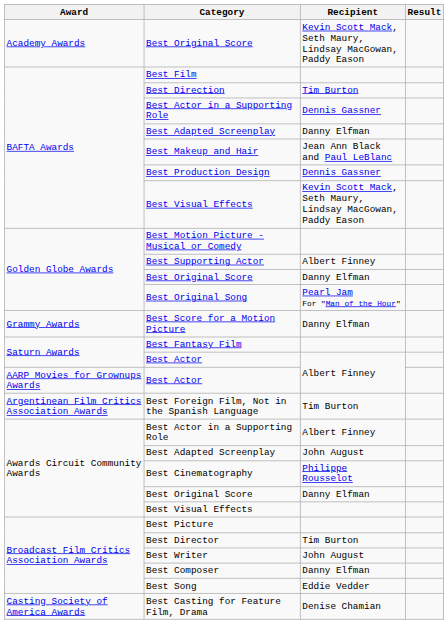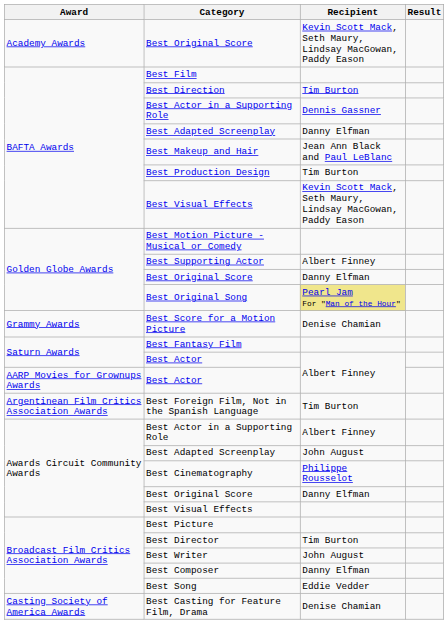(342, 173) Dennis Gassner -> (330, 173) Tim Burton
(351, 297) no background -> (351, 297) khaki background
(336, 324) Danny Elfman -> (342, 324) Denise Chamian
